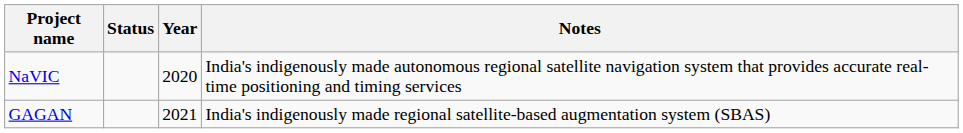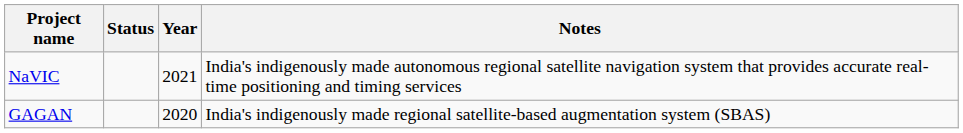(180, 76) 2020 -> (180, 76) 2021
(180, 113) 2021 -> (180, 113) 2020
